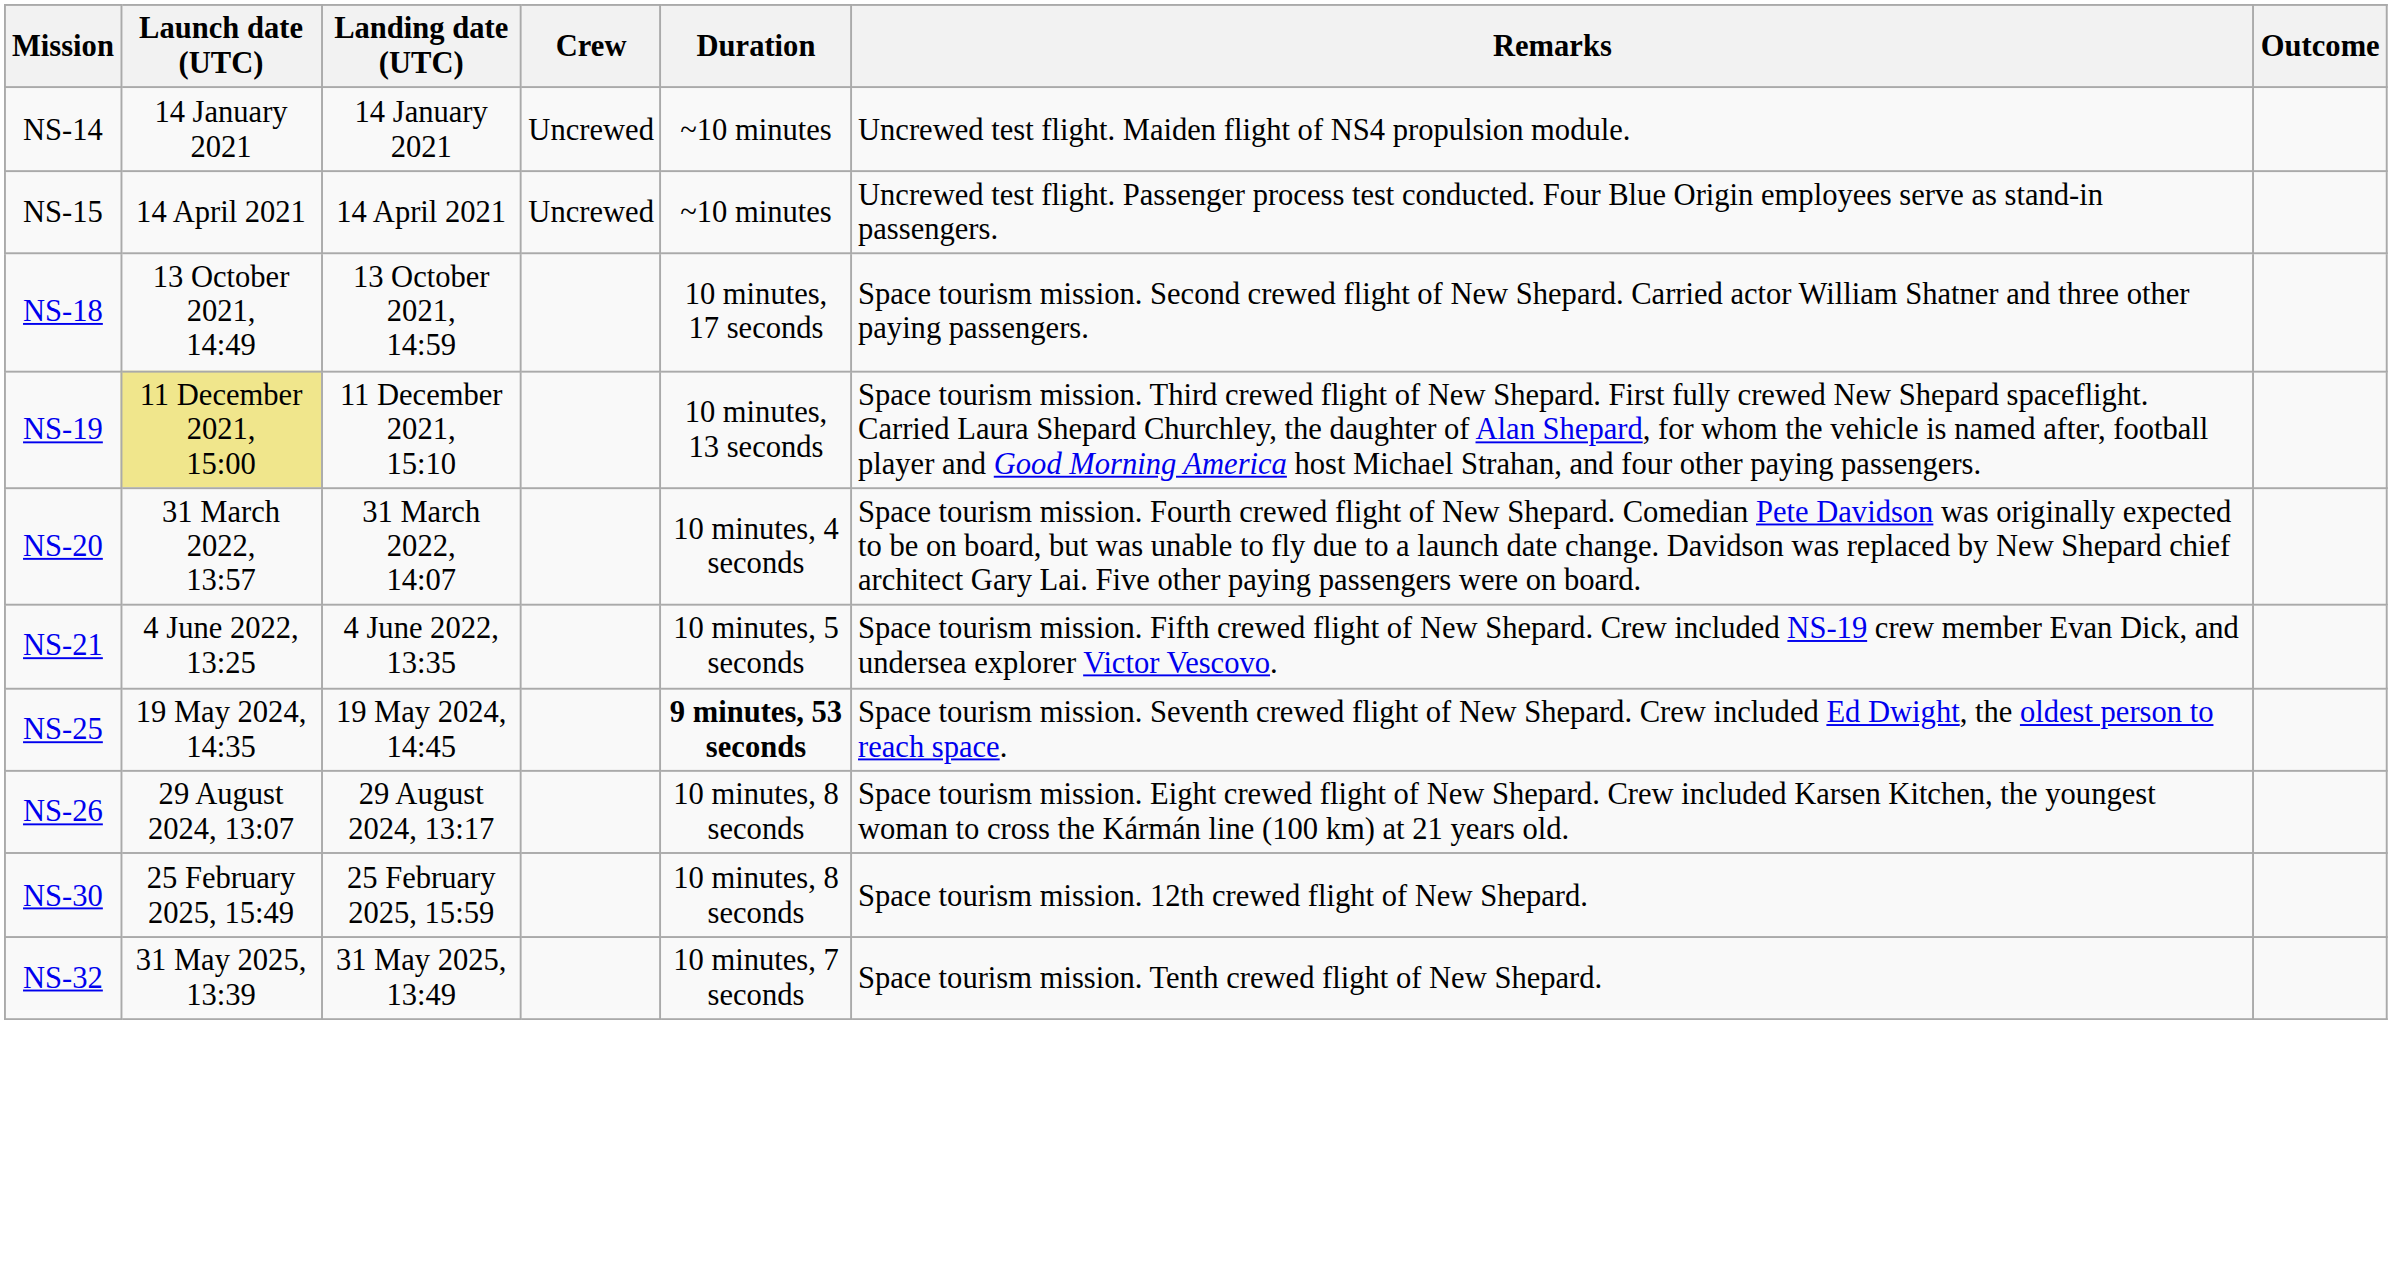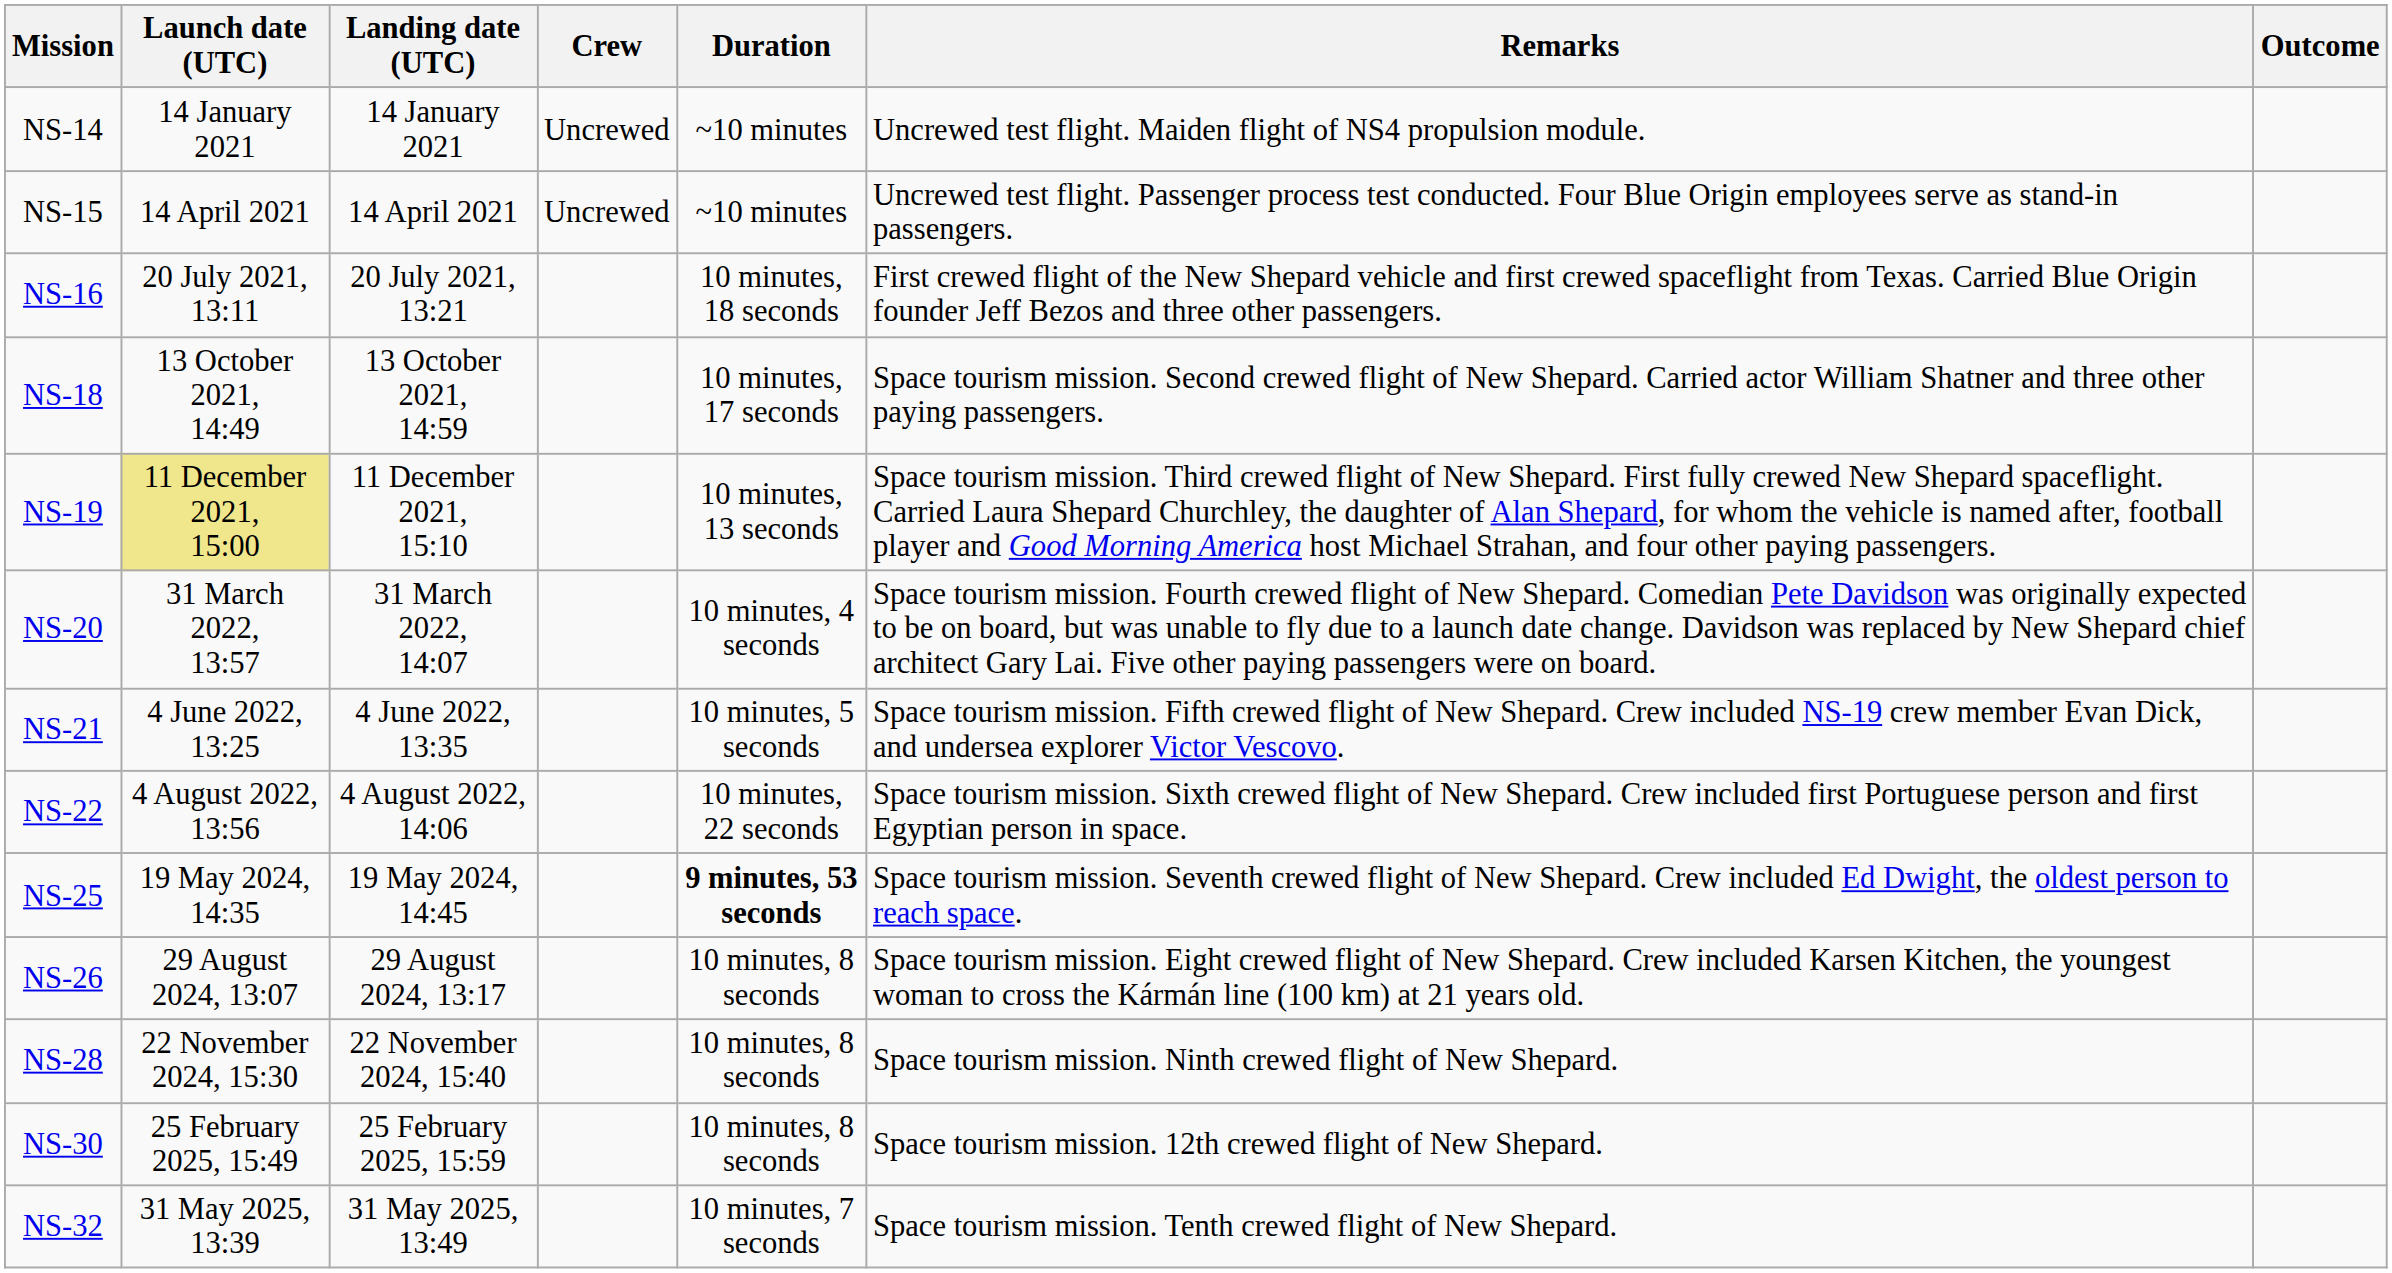+ row: (63, 294)
+ row: (63, 811)
+ row: (63, 1060)
